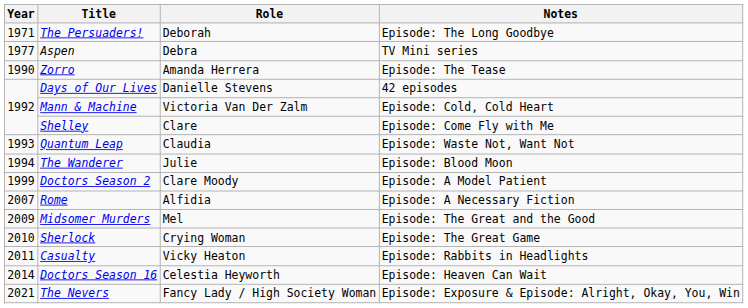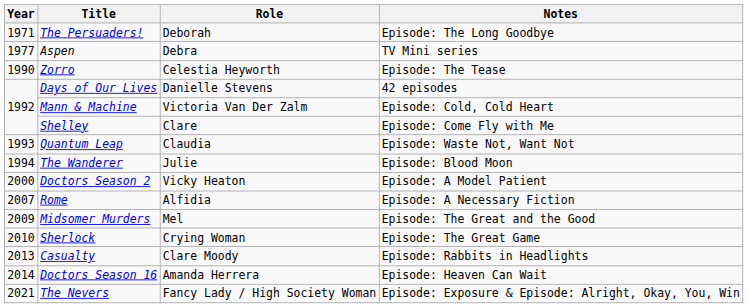(211, 70) Amanda Herrera -> (221, 70) Celestia Heyworth
(21, 182) 1999 -> (21, 182) 2000
(201, 182) Clare Moody -> (204, 182) Vicky Heaton
(21, 256) 2011 -> (21, 256) 2013
(204, 256) Vicky Heaton -> (201, 256) Clare Moody
(221, 275) Celestia Heyworth -> (211, 275) Amanda Herrera
